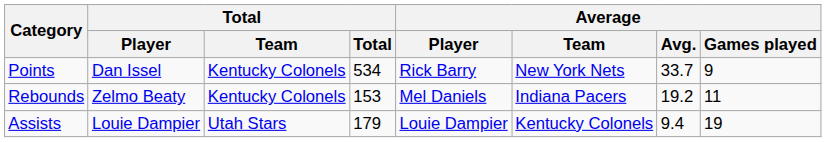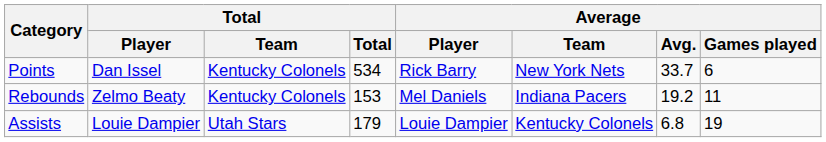(709, 70) 9 -> (709, 70) 6
(672, 123) 9.4 -> (672, 123) 6.8
